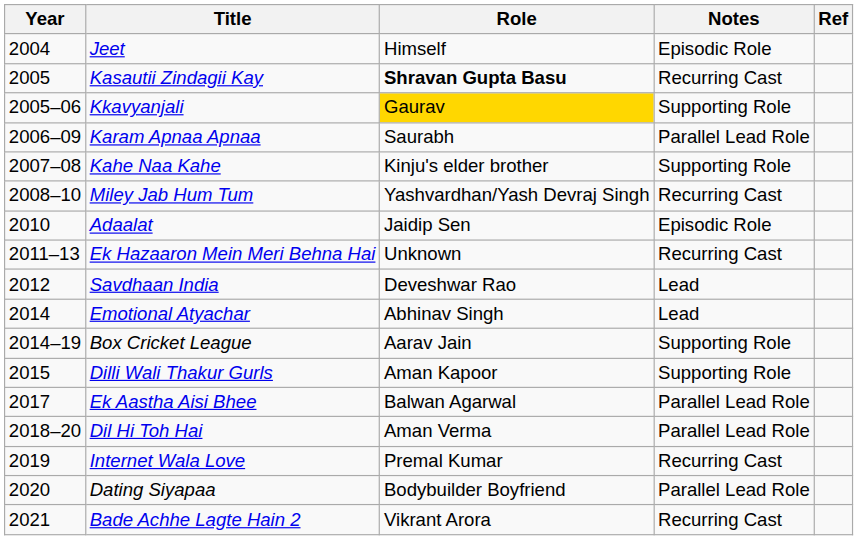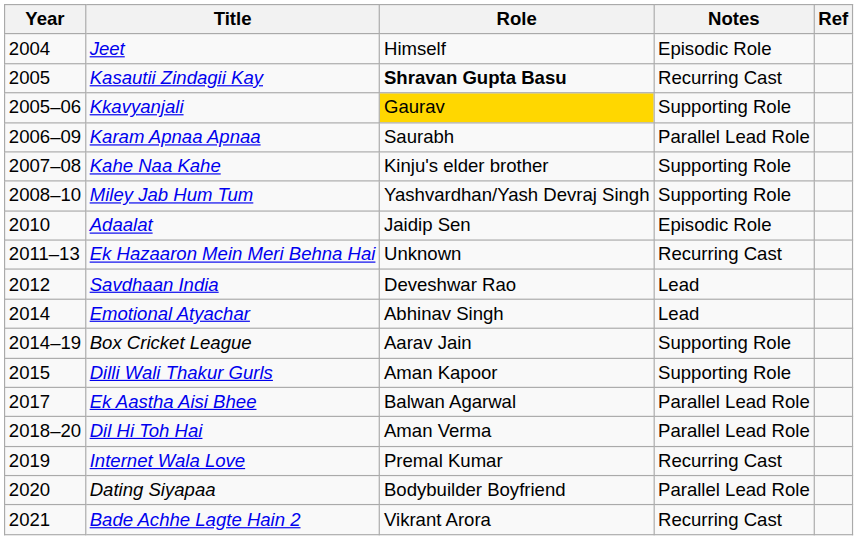(720, 195) Recurring Cast -> (725, 195) Supporting Role
